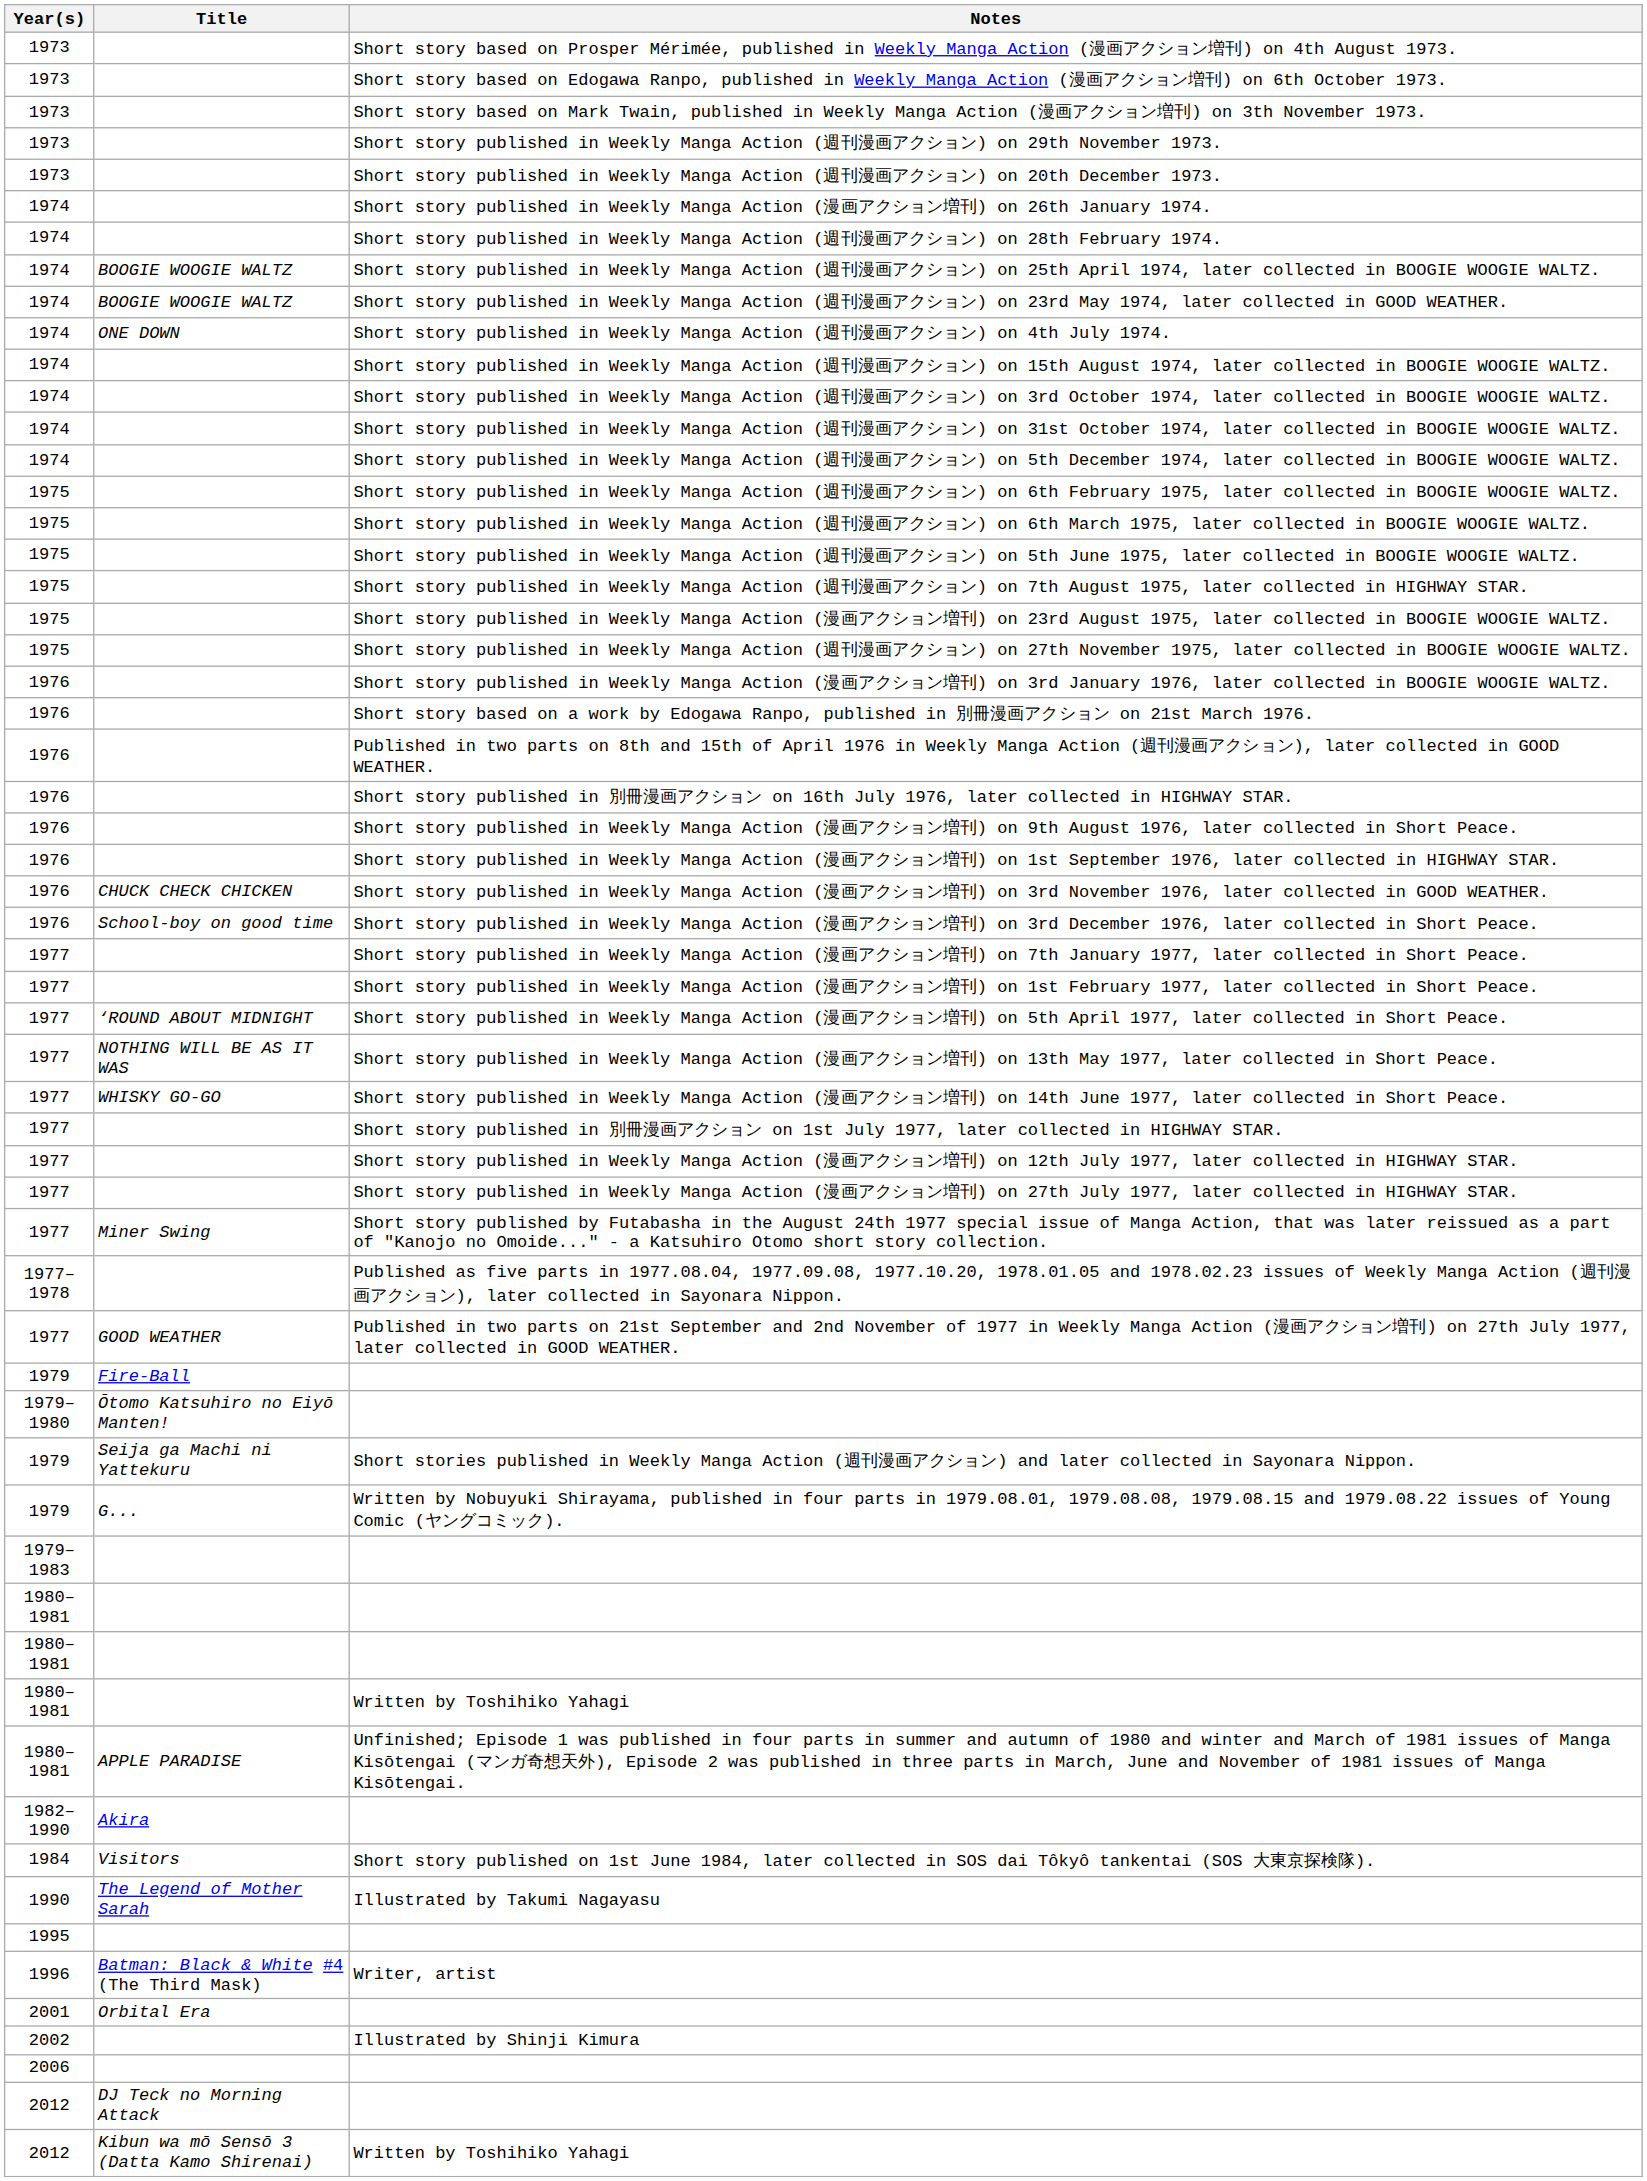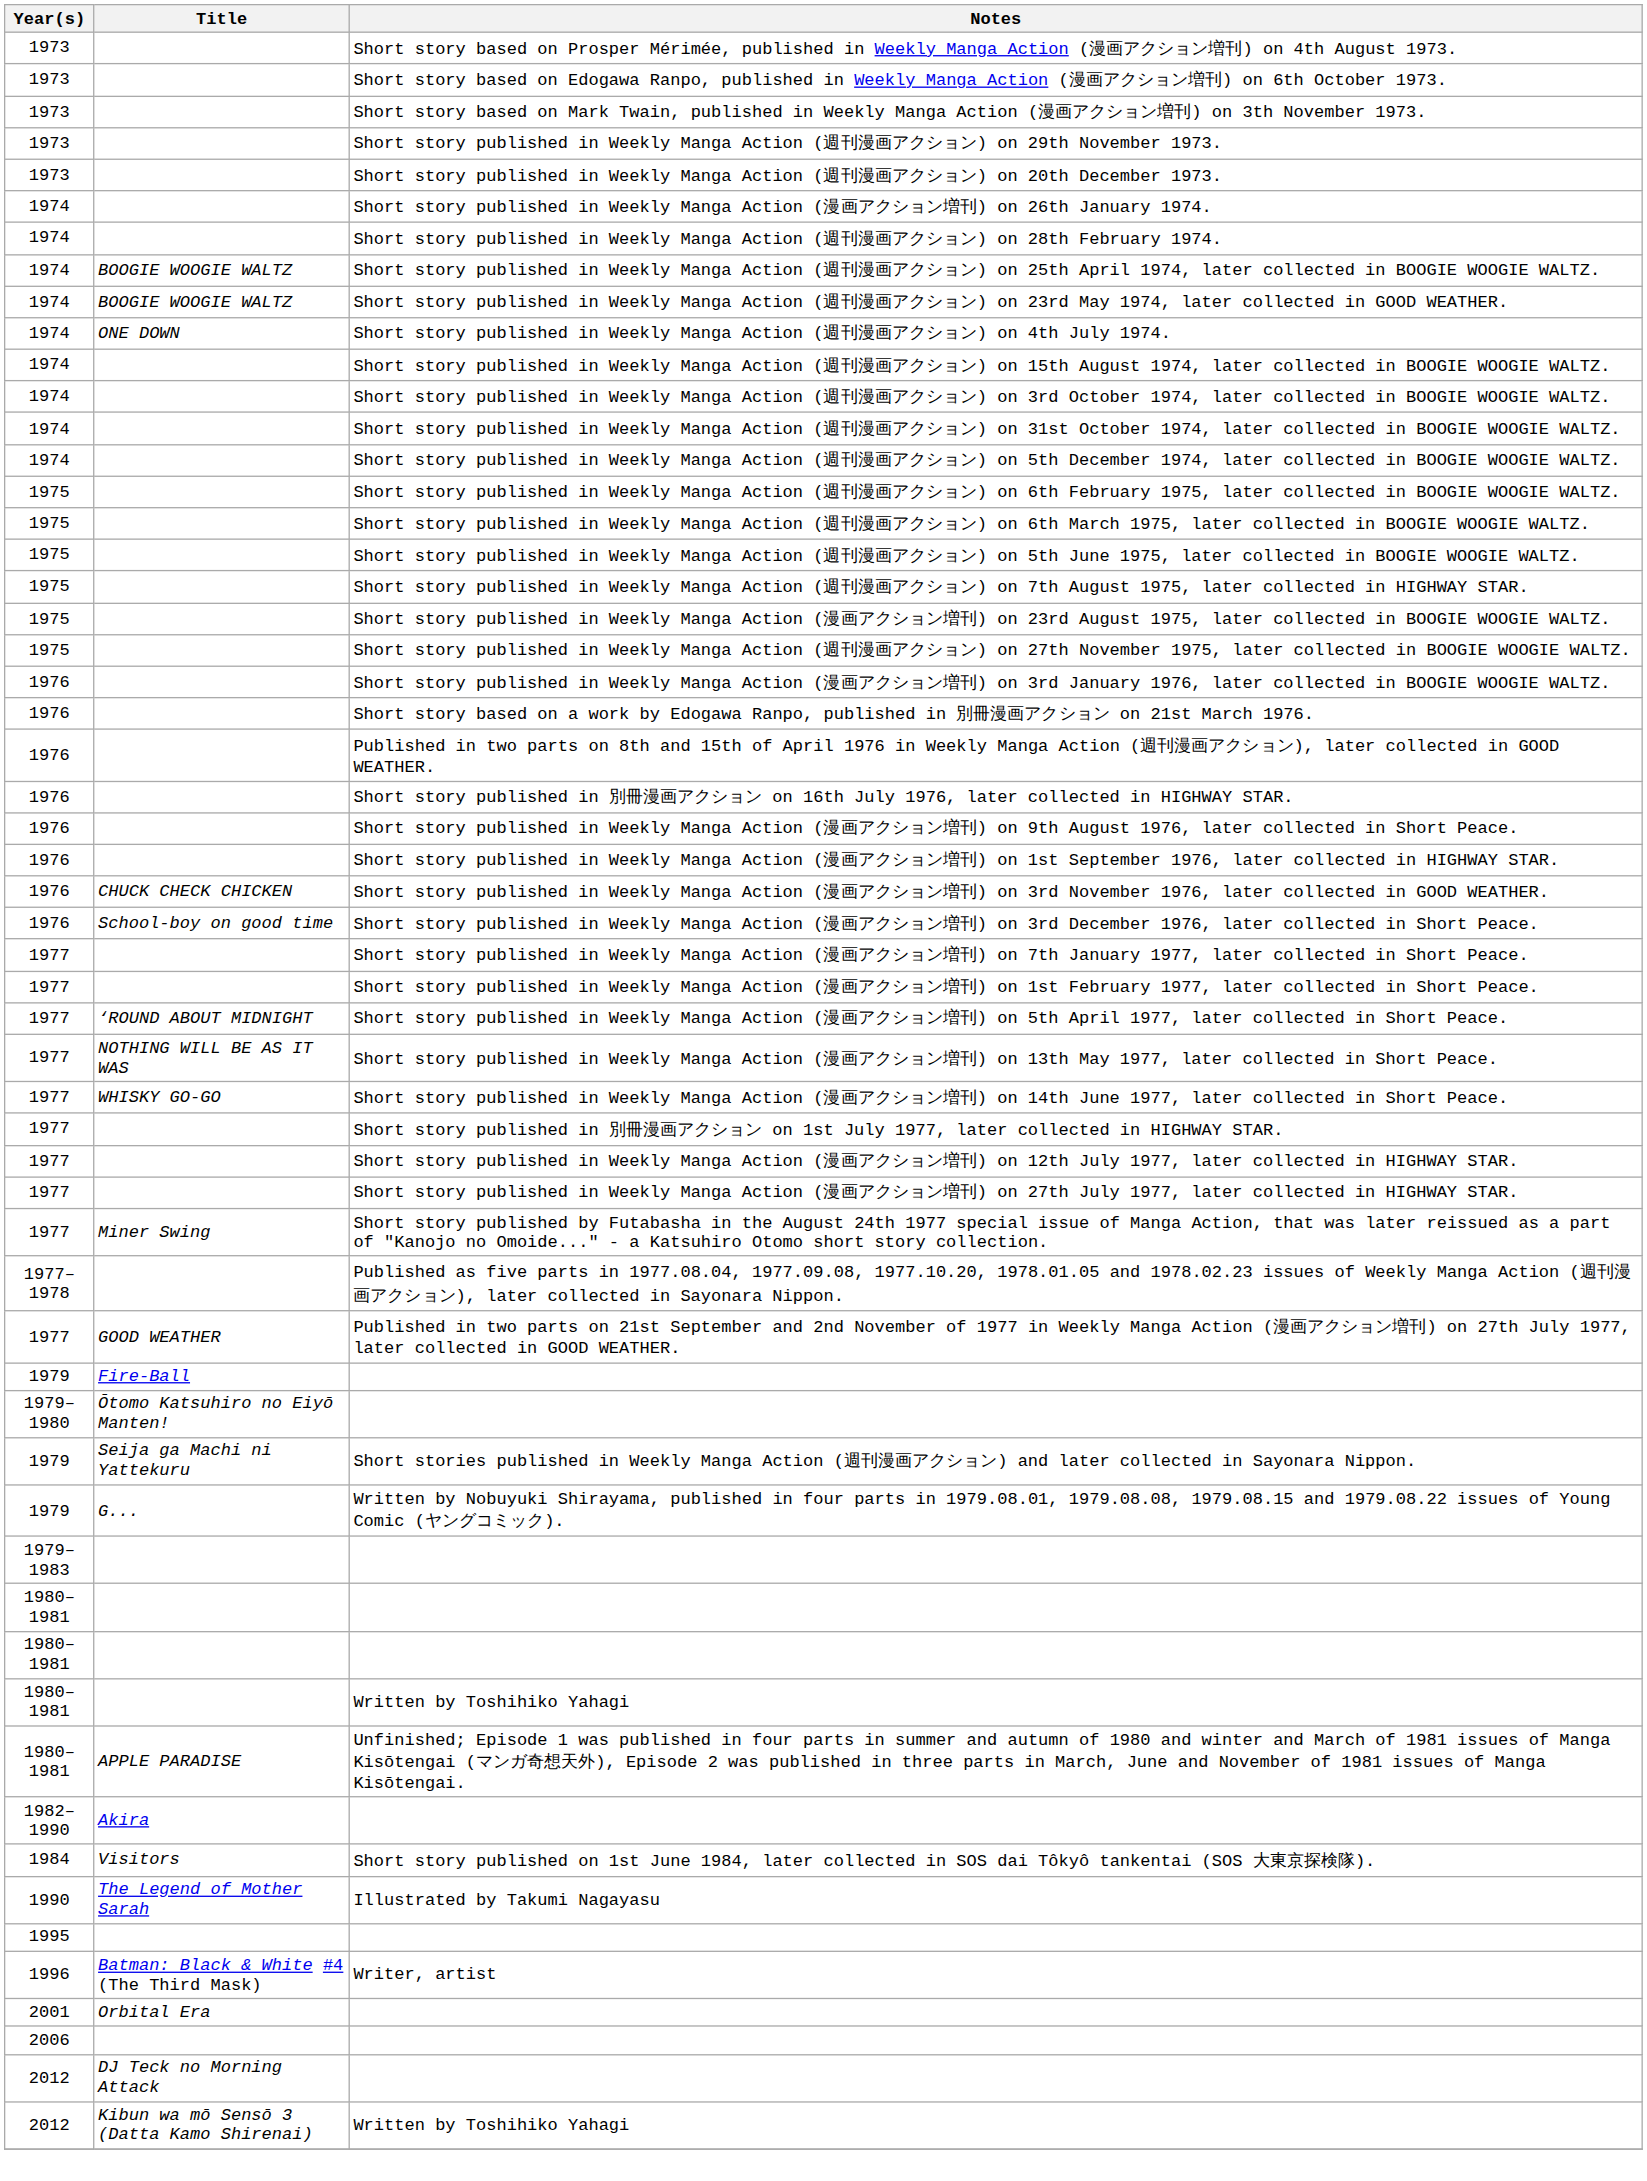- row: (49, 2040)
